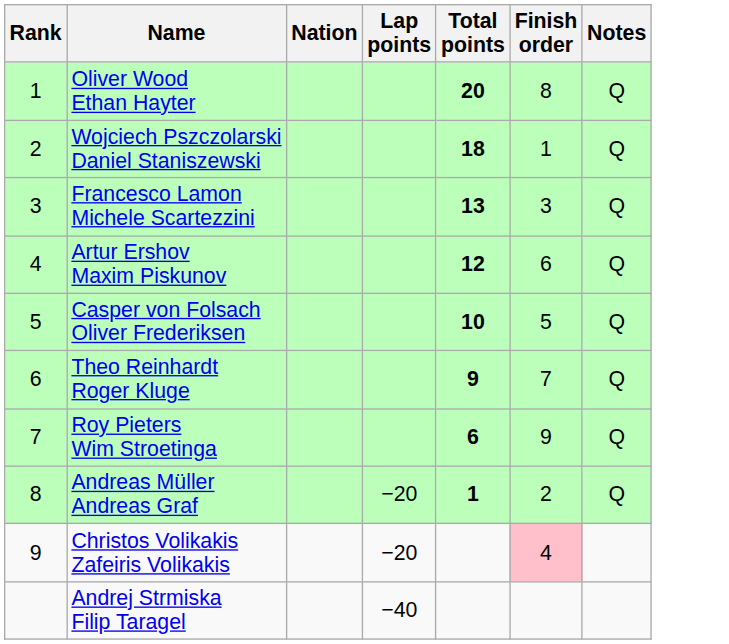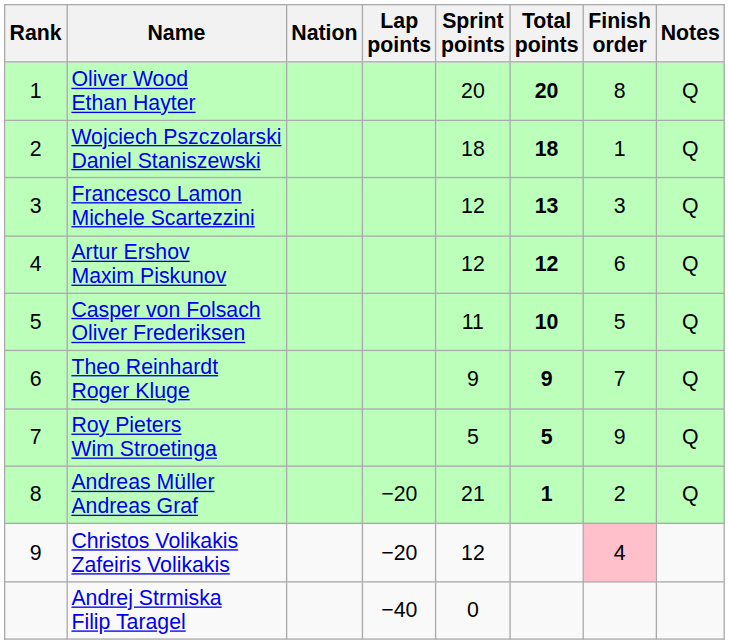+ column: (473, 33)
(473, 437) 6 -> (547, 437) 5
